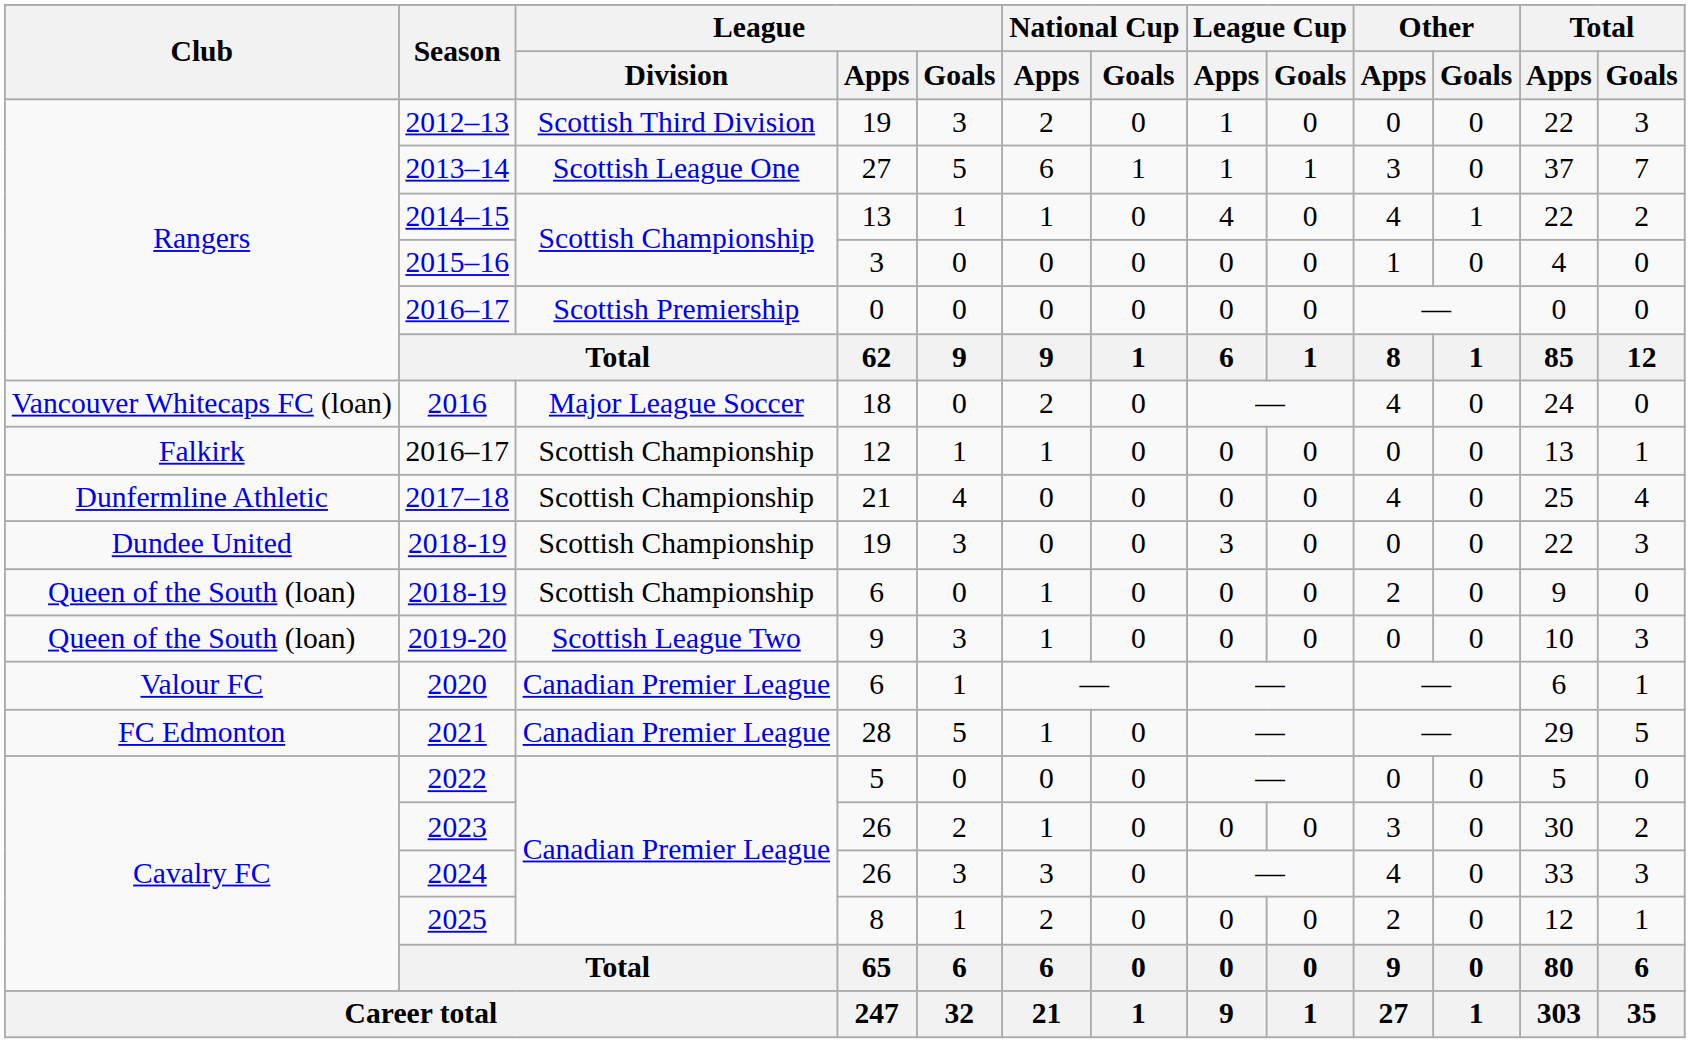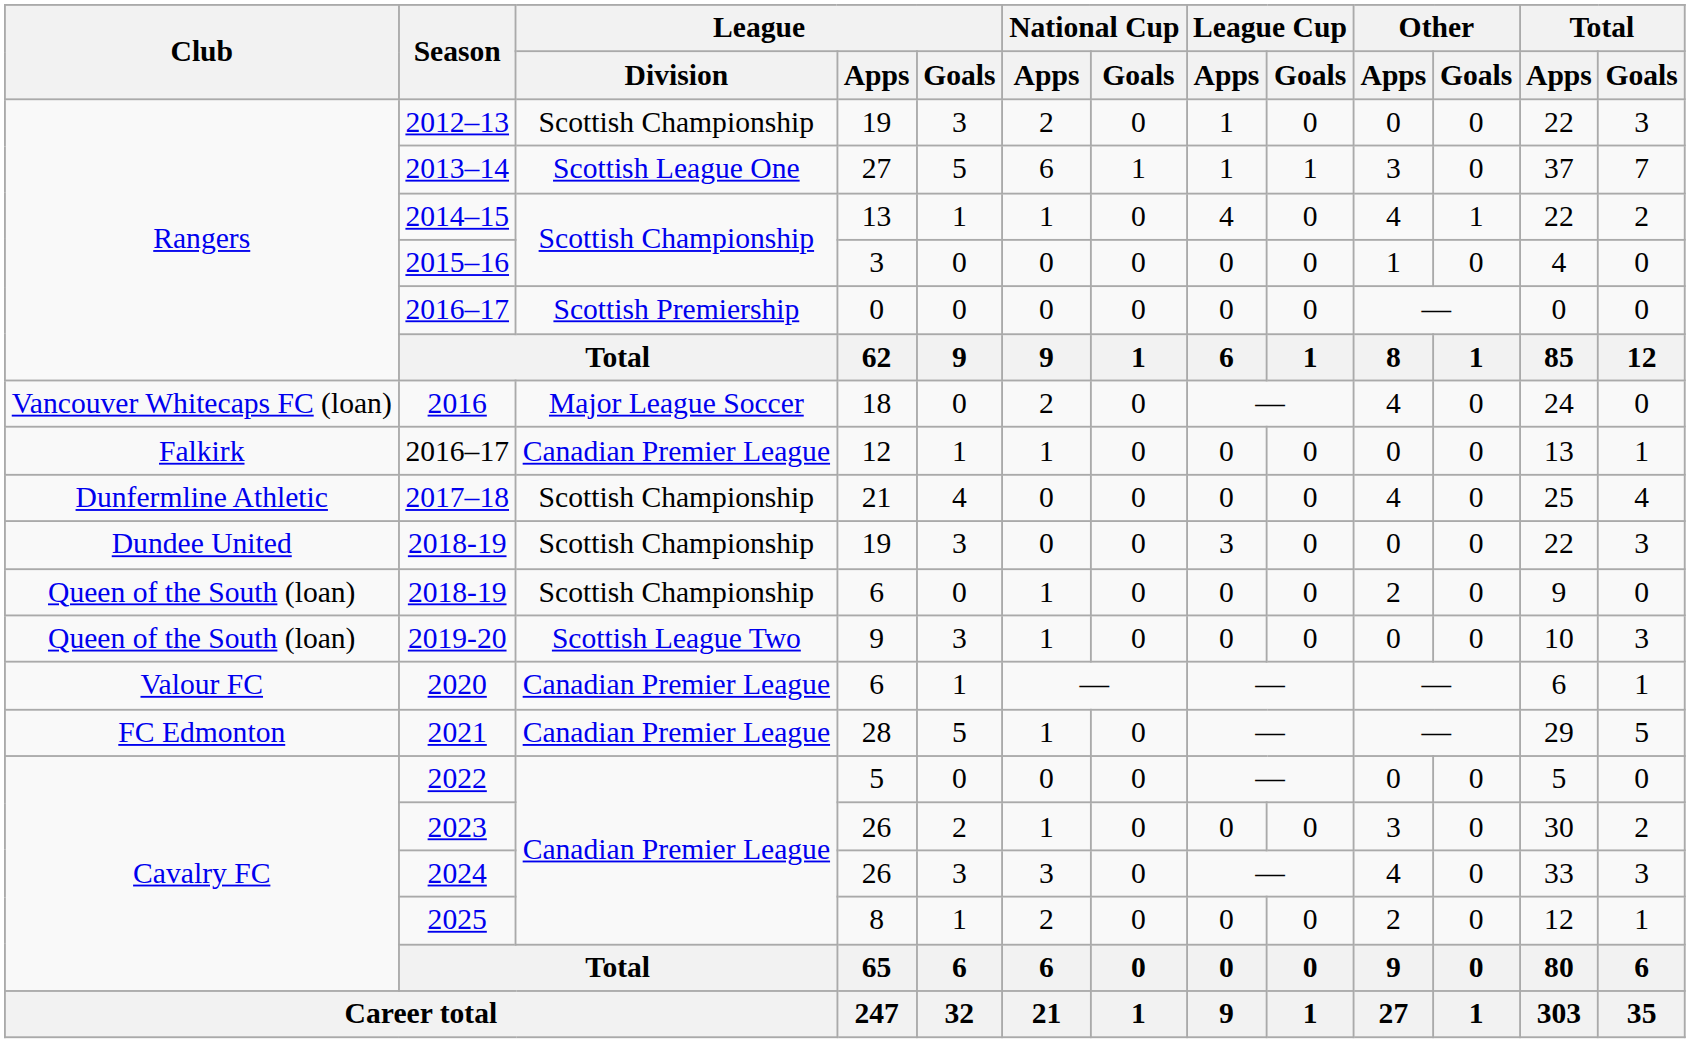(676, 121) Scottish Third Division -> (676, 121) Scottish Championship
(676, 450) Scottish Championship -> (676, 450) Canadian Premier League
